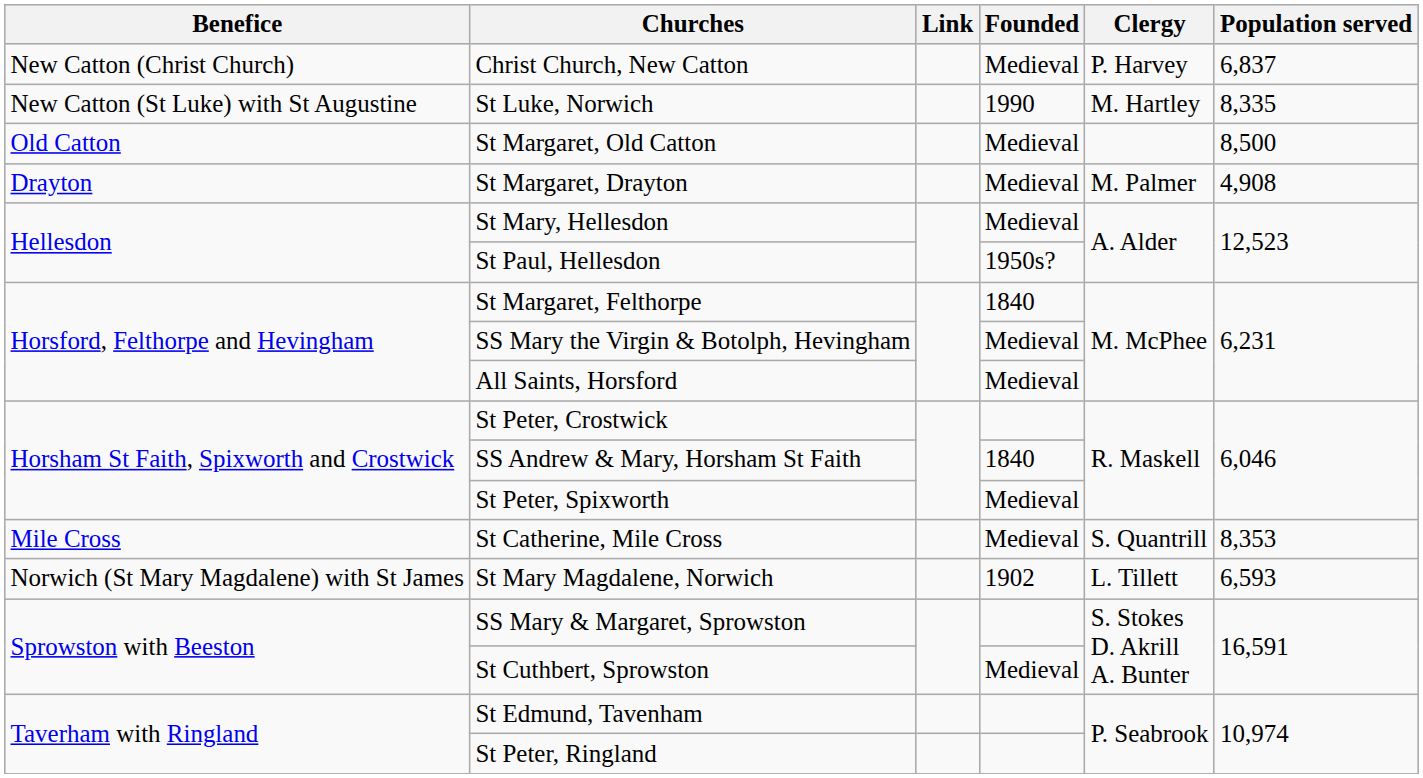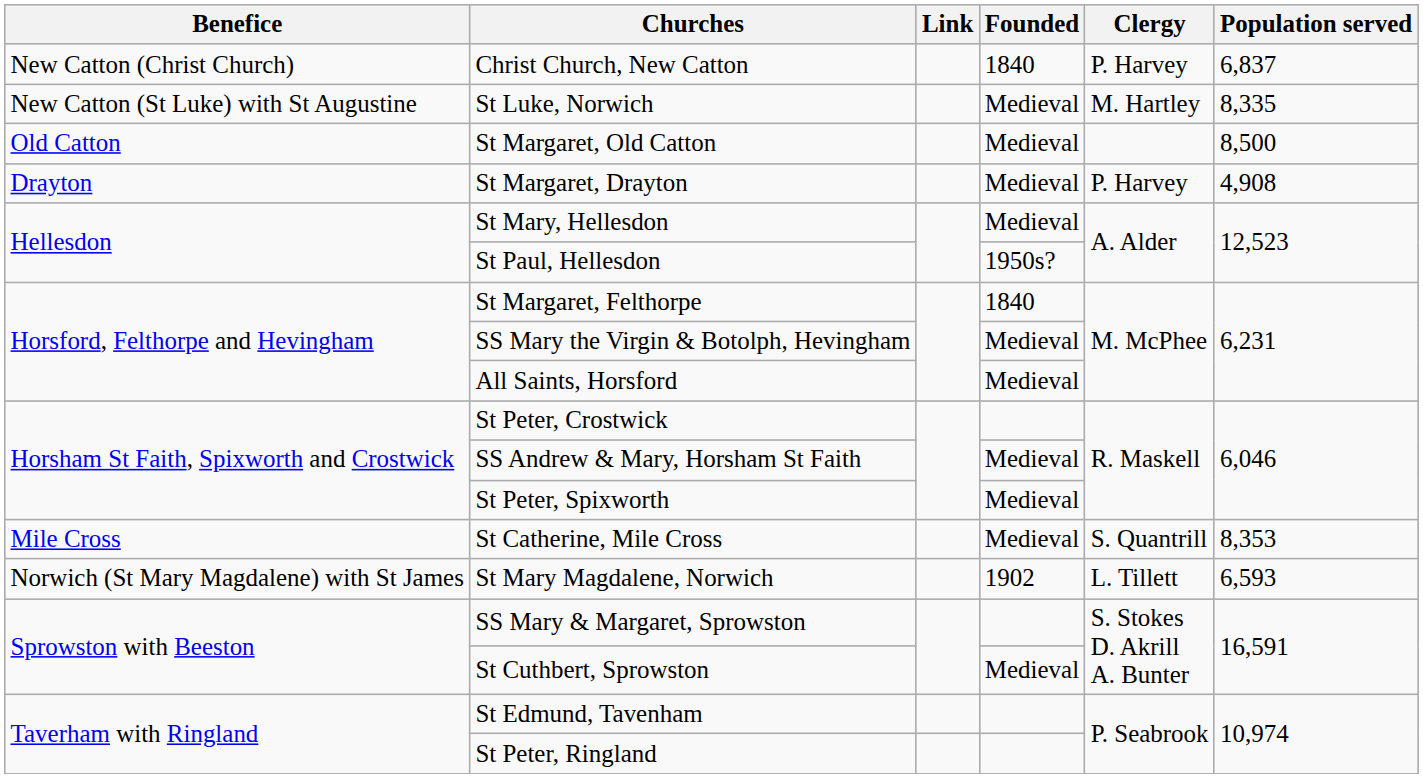(1032, 63) Medieval -> (1010, 63) 1840
(1010, 103) 1990 -> (1032, 103) Medieval
(1143, 182) M. Palmer -> (1139, 182) P. Harvey
(1010, 459) 1840 -> (1032, 459) Medieval
